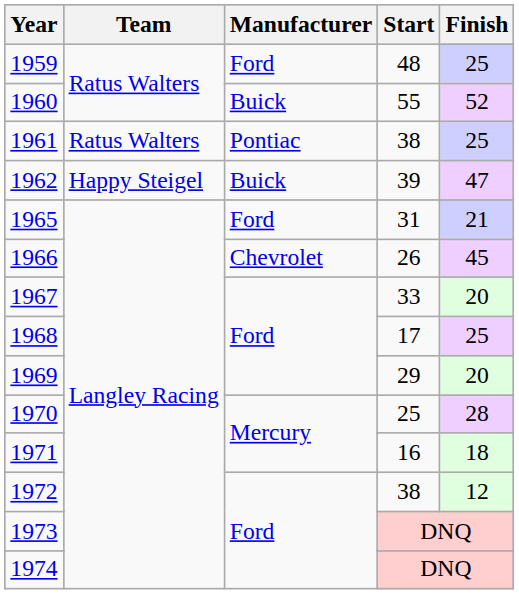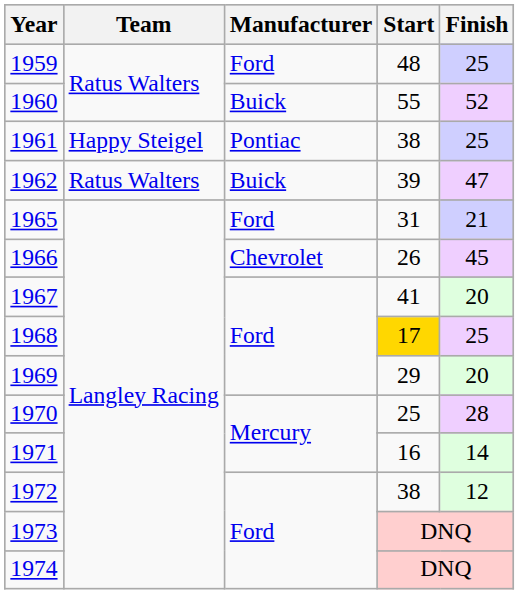(134, 141) Ratus Walters -> (136, 141) Happy Steigel
(136, 180) Happy Steigel -> (134, 180) Ratus Walters
(409, 297) 33 -> (409, 297) 41
(409, 335) no background -> (409, 335) gold background
(477, 452) 18 -> (477, 452) 14
